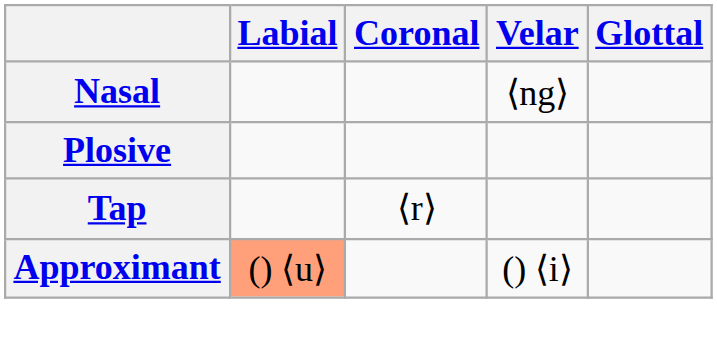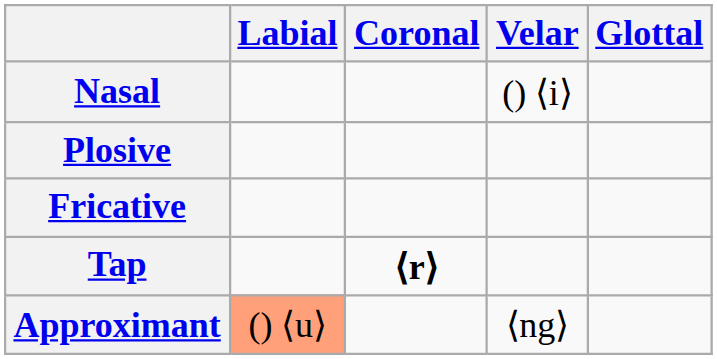(537, 92) ⟨ng⟩ -> (537, 92) () ⟨i⟩
+ row: (117, 206)
(417, 208) normal -> (417, 265) bold
(537, 268) () ⟨i⟩ -> (537, 325) ⟨ng⟩
